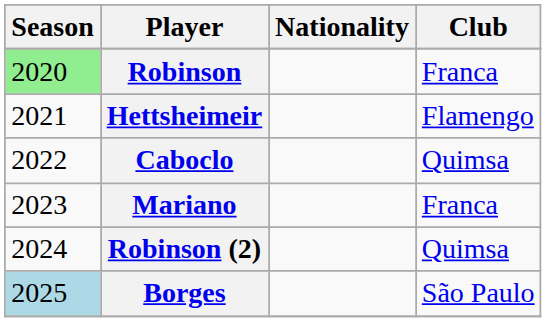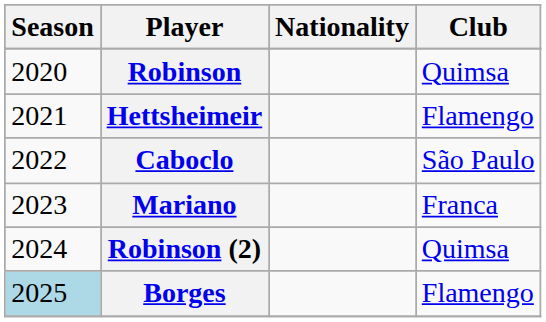(39, 71) lightgreen background -> (39, 71) no background
(460, 71) Franca -> (465, 71) Quimsa
(465, 159) Quimsa -> (478, 159) São Paulo
(478, 293) São Paulo -> (478, 293) Flamengo
